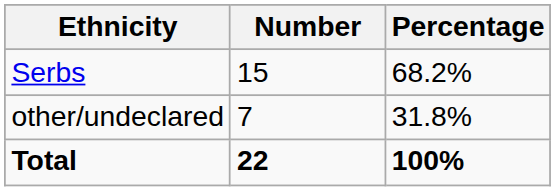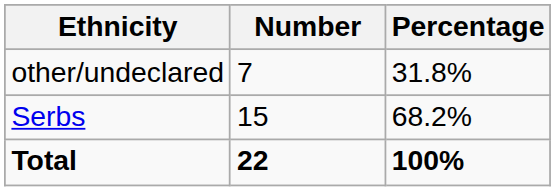rows swapped: (48, 71) <-> (118, 116)
